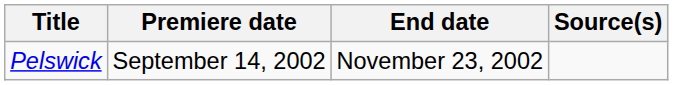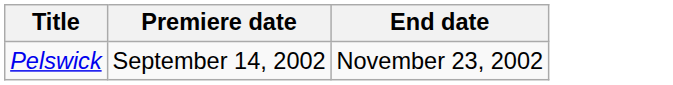- column: (608, 23)
